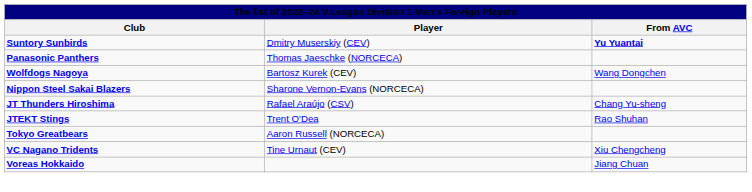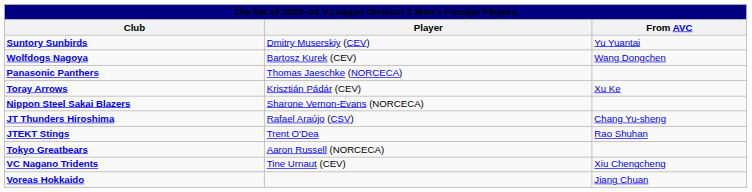(619, 43) bold -> (617, 43) normal
rows swapped: (47, 73) <-> (53, 58)
+ row: (37, 89)
